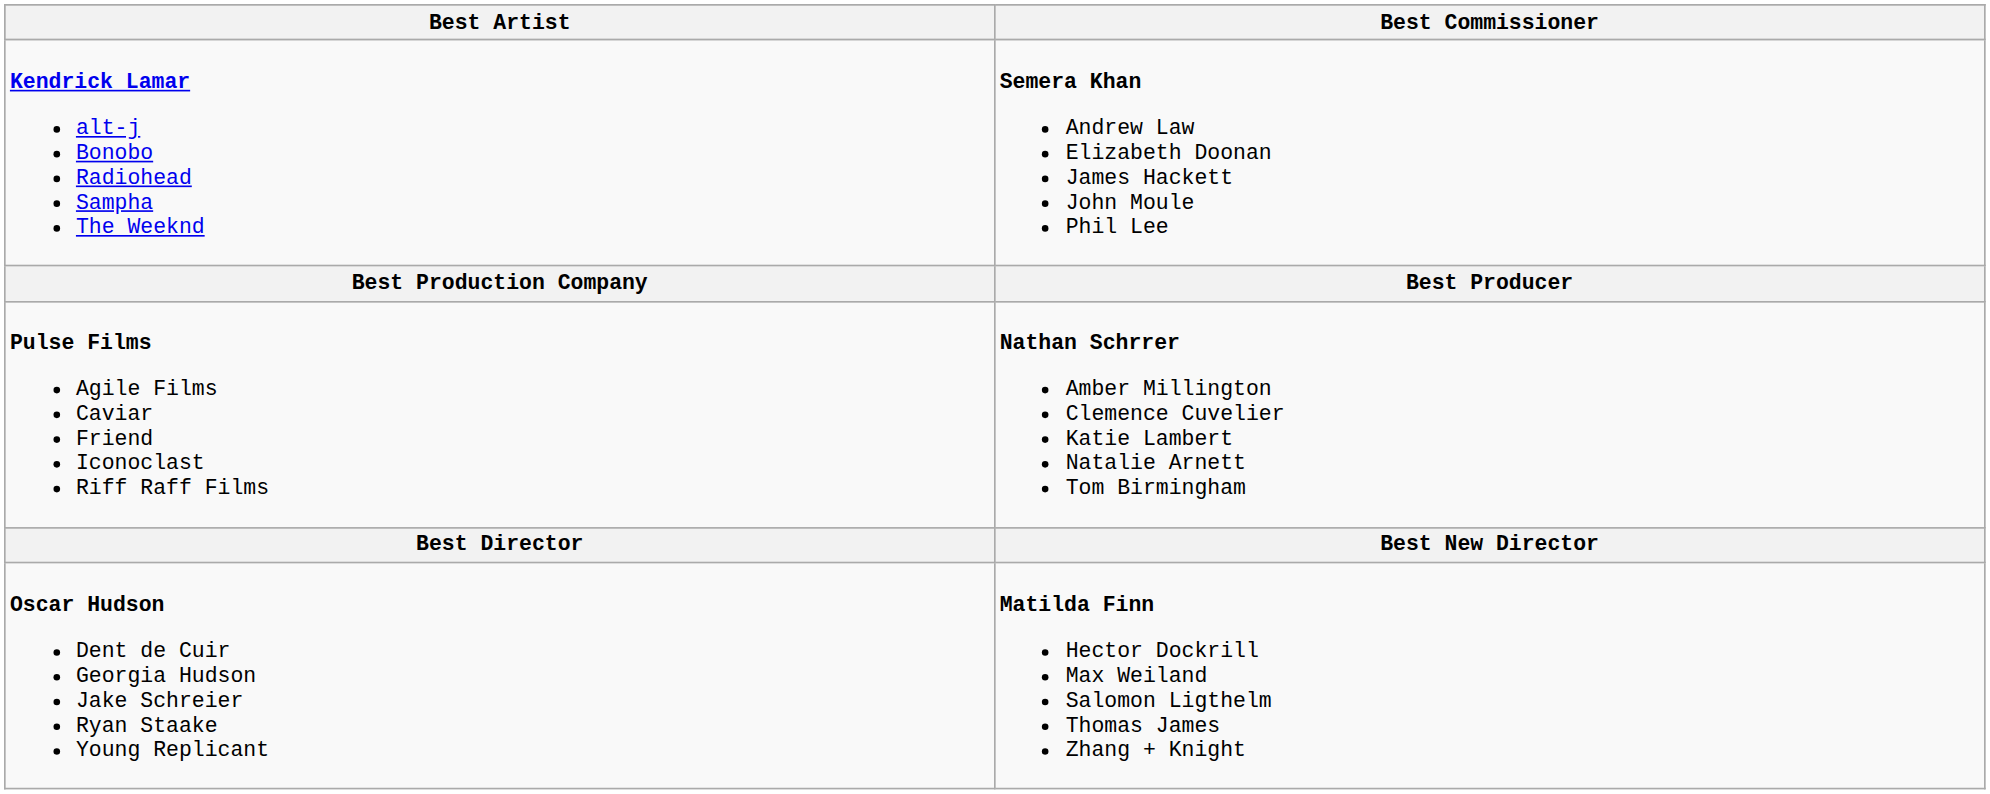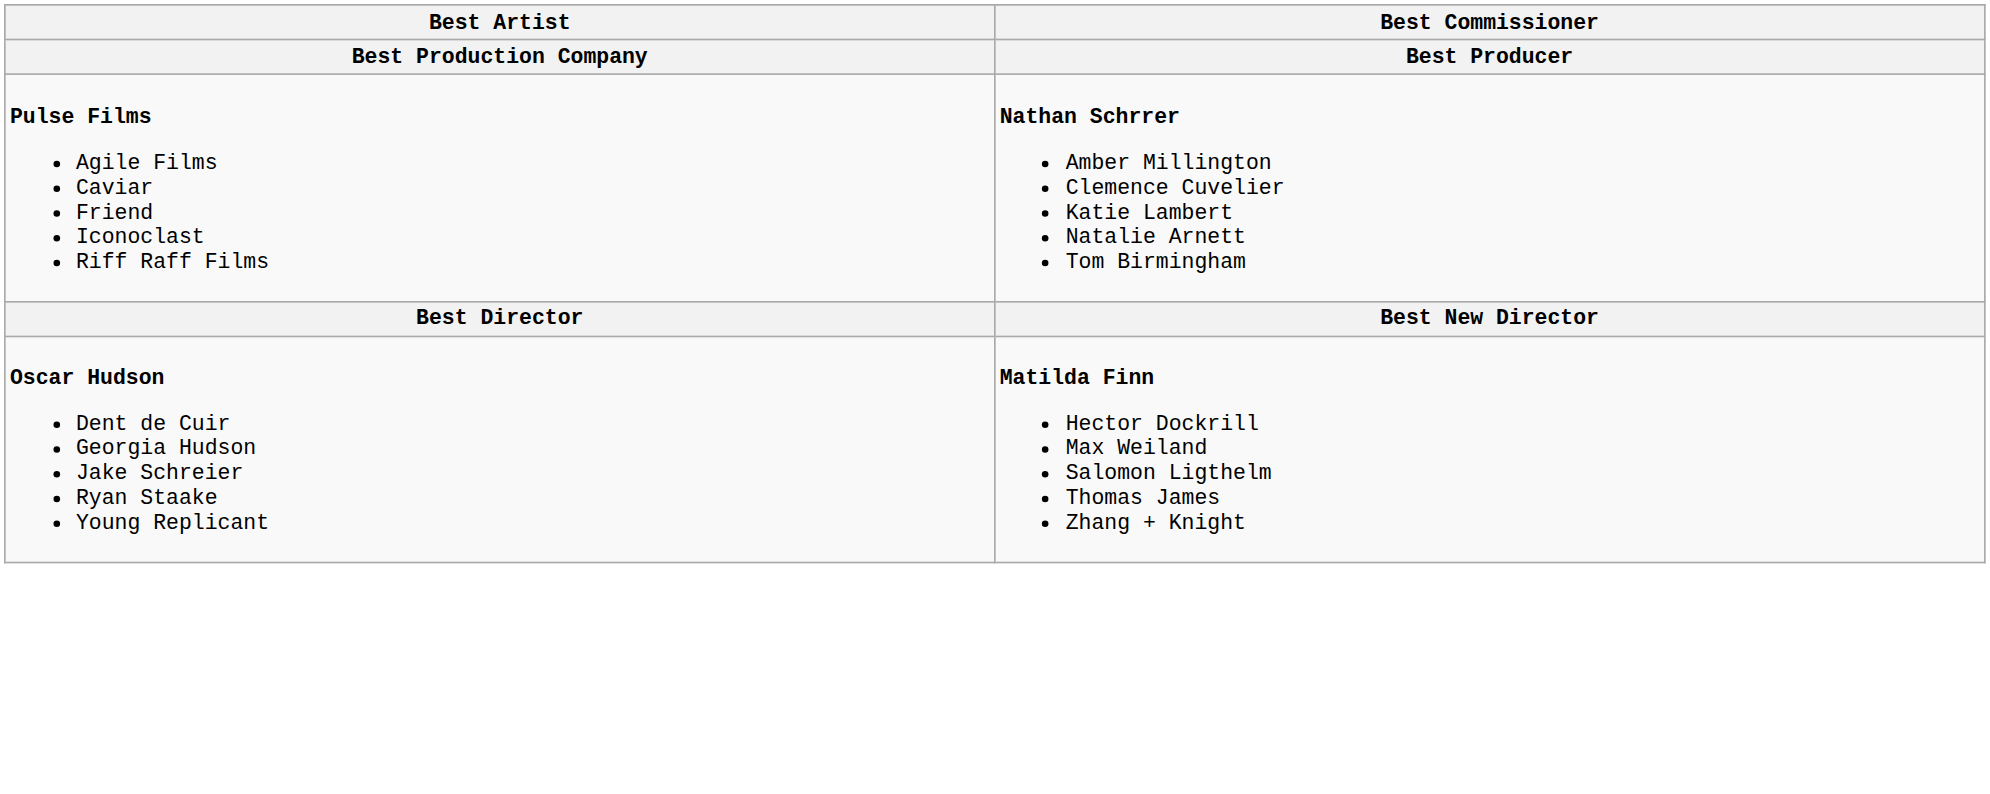- row: (500, 155)
